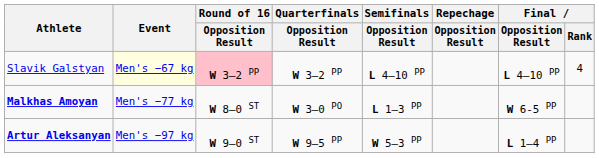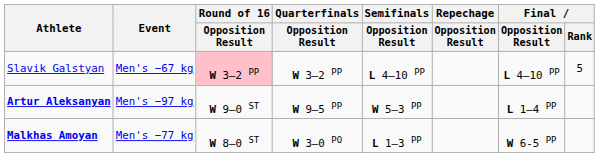(155, 68) lightyellow background -> (155, 68) no background
(580, 68) 4 -> (580, 68) 5
rows swapped: (52, 102) <-> (59, 135)
